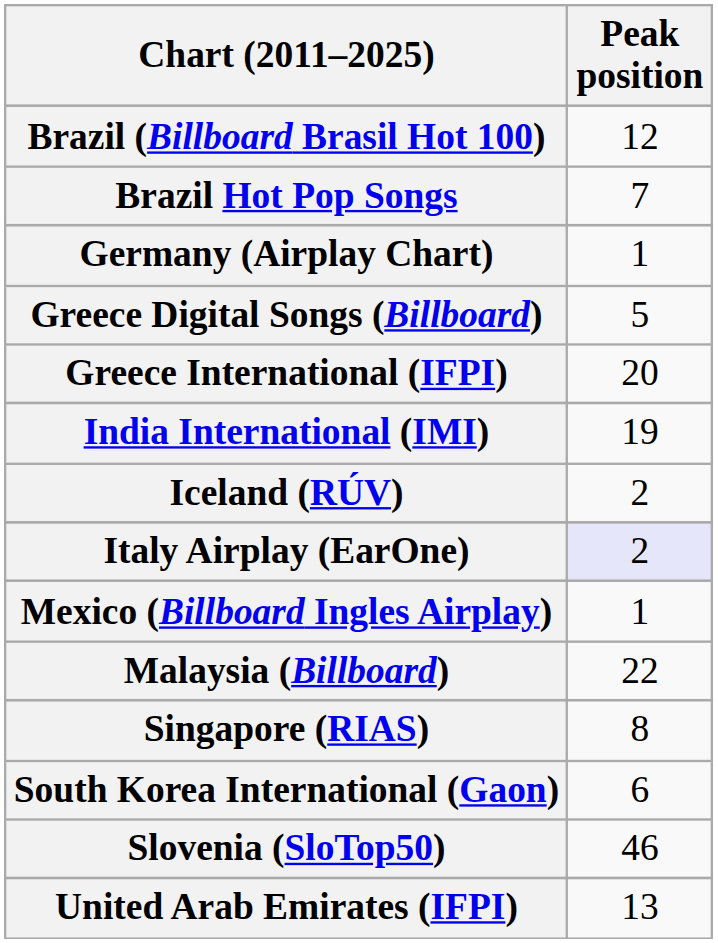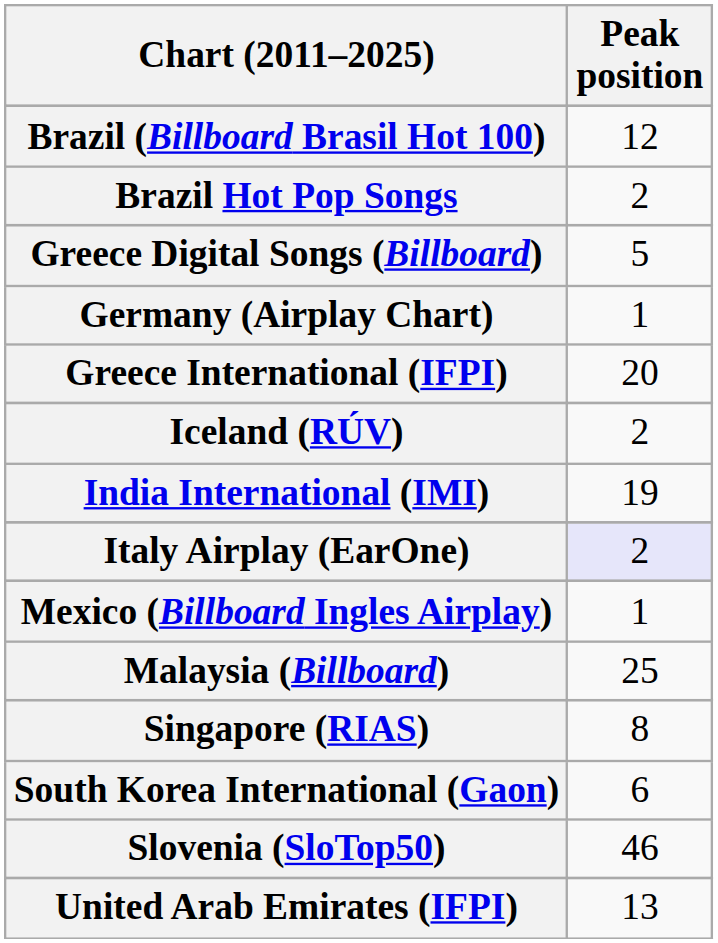(640, 195) 7 -> (640, 195) 2
rows swapped: (286, 254) <-> (286, 313)
rows swapped: (286, 491) <-> (286, 432)
(640, 670) 22 -> (640, 670) 25
